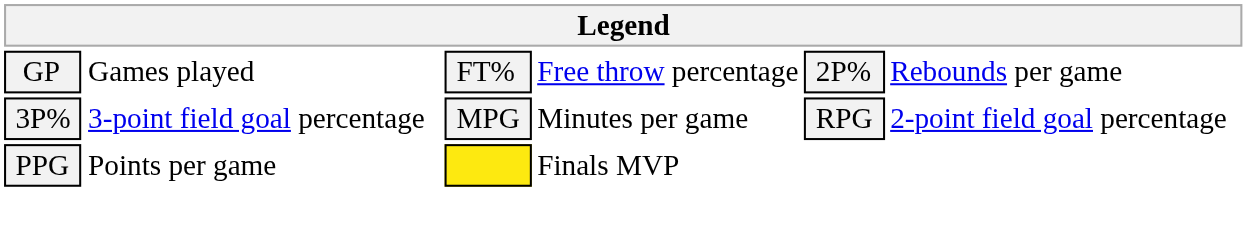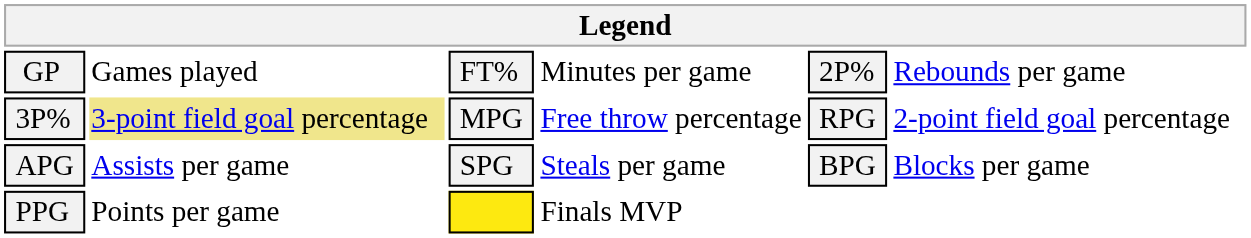(668, 71) Free throw percentage -> (646, 71) Minutes per game
(256, 118) no background -> (260, 118) khaki background
(643, 118) Minutes per game -> (671, 118) Free throw percentage
+ row: (45, 164)
